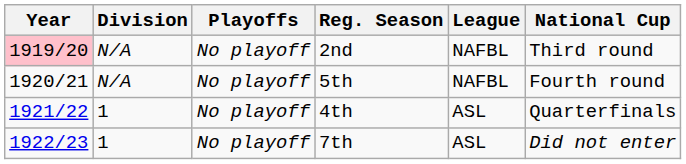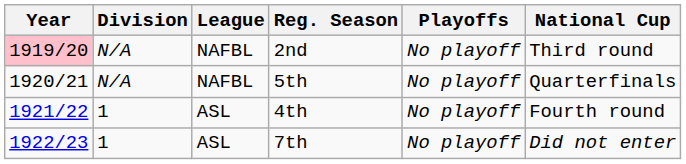columns swapped: (486, 20) <-> (253, 20)
(597, 82) Fourth round -> (603, 82) Quarterfinals
(603, 112) Quarterfinals -> (597, 112) Fourth round
